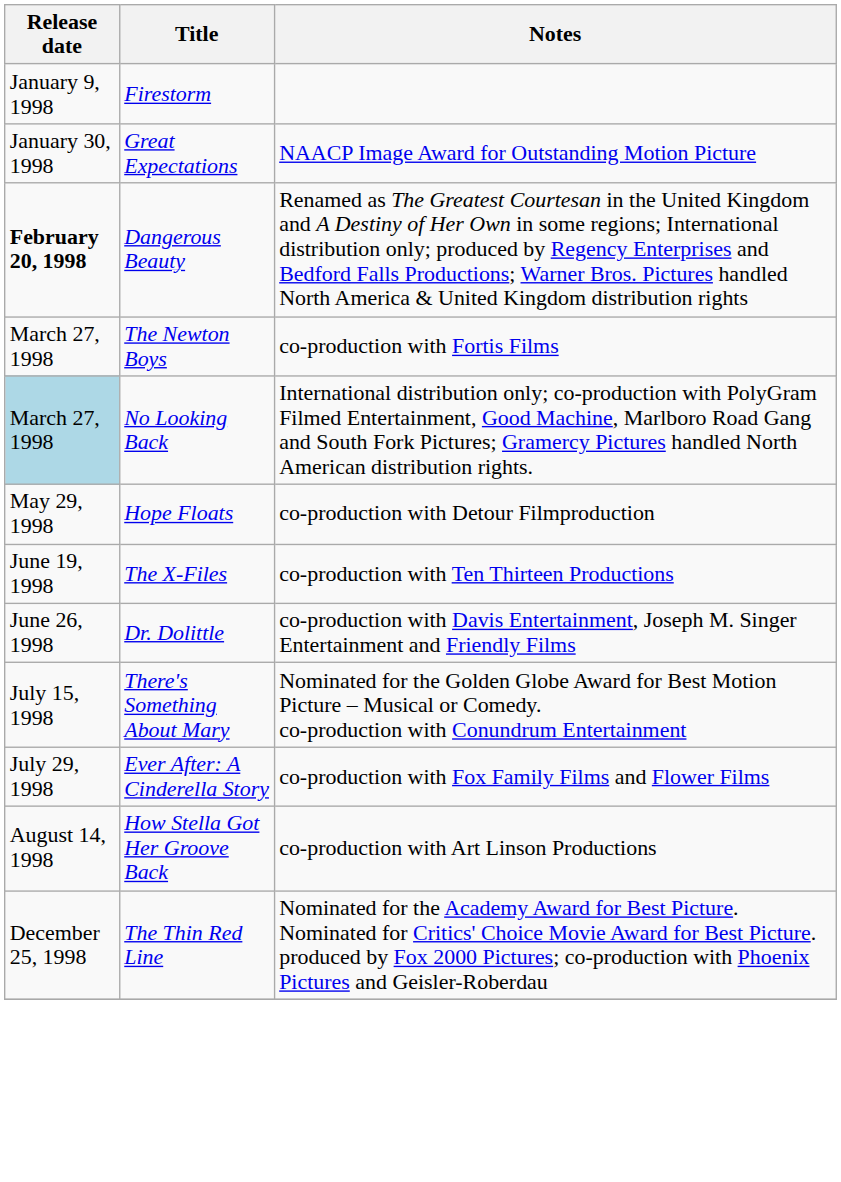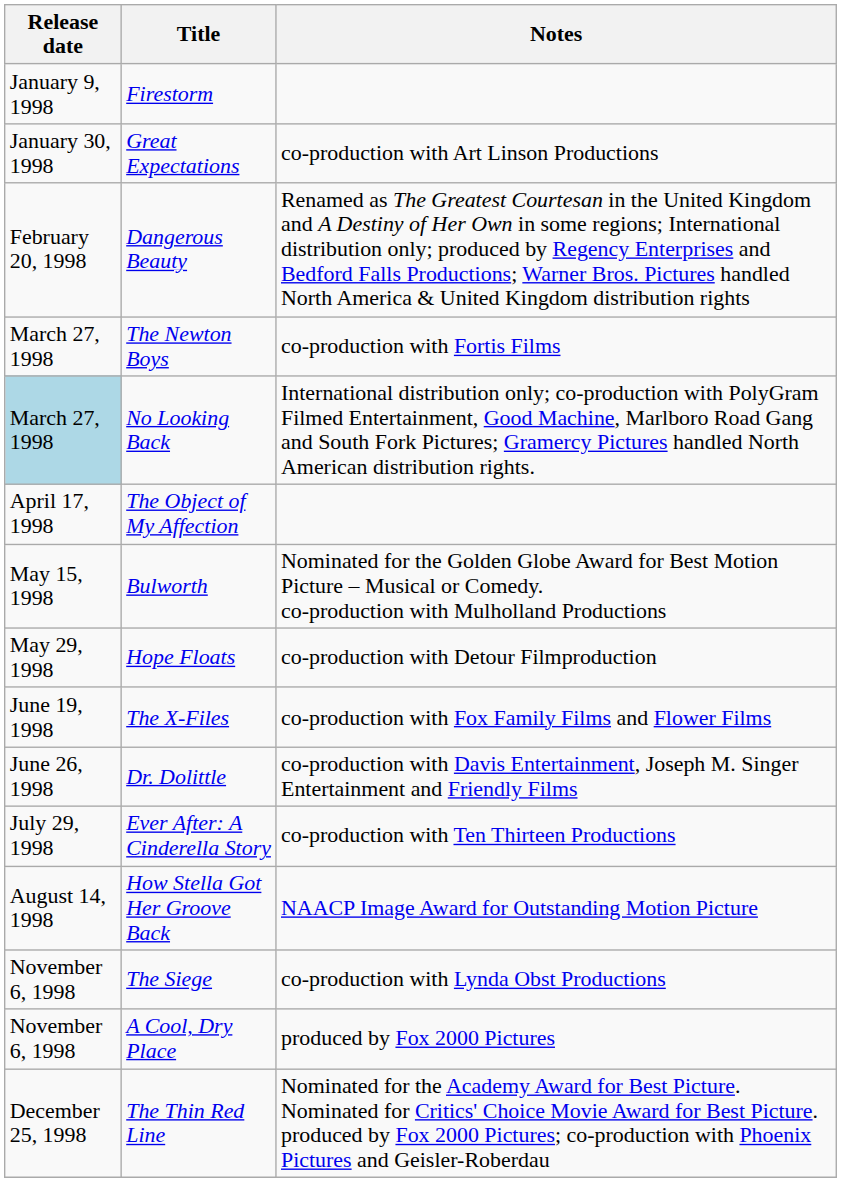(518, 153) NAACP Image Award for Outstanding Motion Picture -> (470, 153) co-production with Art Linson Productions
(54, 249) bold -> (49, 249) normal
+ row: (186, 514)
+ row: (167, 585)
(476, 573) co-production with Ten Thirteen Productions -> (526, 716) co-production with Fox Family Films and Flower Films
- row: (177, 704)
(524, 776) co-production with Fox Family Films and Flower Films -> (478, 835) co-production with Ten Thirteen Productions
(468, 848) co-production with Art Linson Productions -> (519, 907) NAACP Image Award for Outstanding Motion Picture
+ row: (169, 979)
+ row: (179, 1038)
